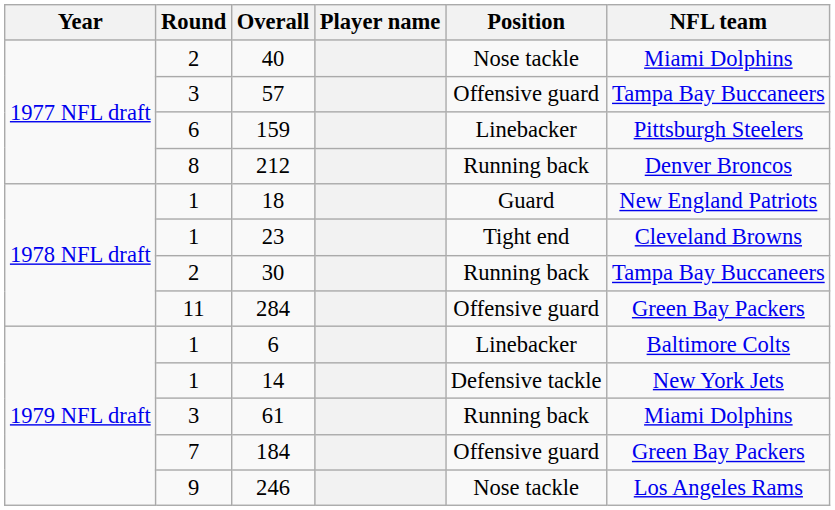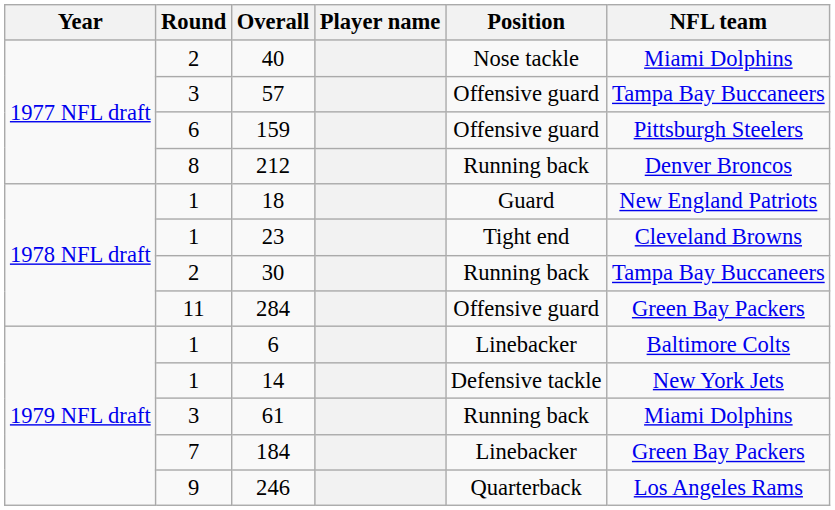(526, 129) Linebacker -> (526, 129) Offensive guard
(526, 451) Offensive guard -> (526, 451) Linebacker
(526, 487) Nose tackle -> (526, 487) Quarterback
